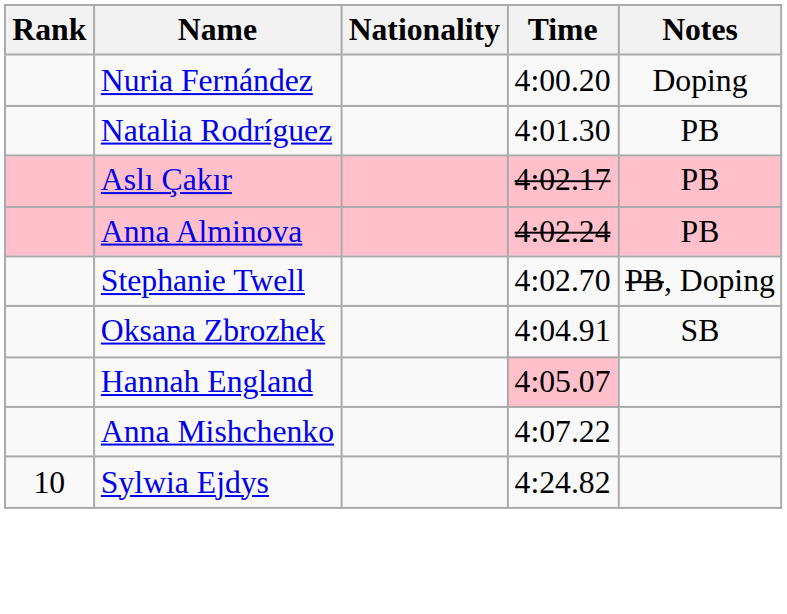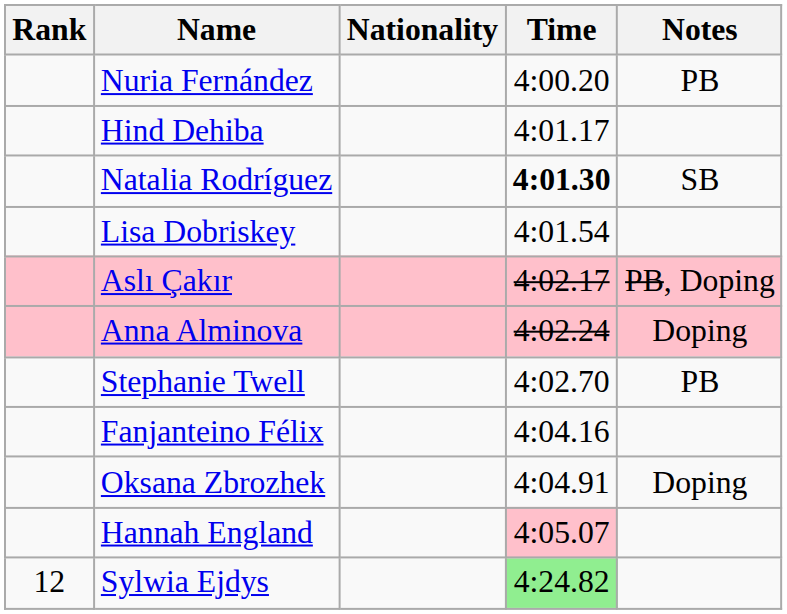(700, 79) Doping -> (700, 79) PB
+ row: (182, 130)
(563, 130) normal -> (562, 180) bold
(700, 130) PB -> (700, 180) SB
+ row: (198, 230)
(700, 180) PB -> (700, 280) PB, Doping
(700, 230) PB -> (700, 331) Doping
(700, 280) PB, Doping -> (700, 381) PB
+ row: (212, 431)
(700, 331) SB -> (700, 481) Doping
- row: (217, 431)
(49, 481) 10 -> (49, 582) 12
(563, 481) no background -> (562, 582) lightgreen background
